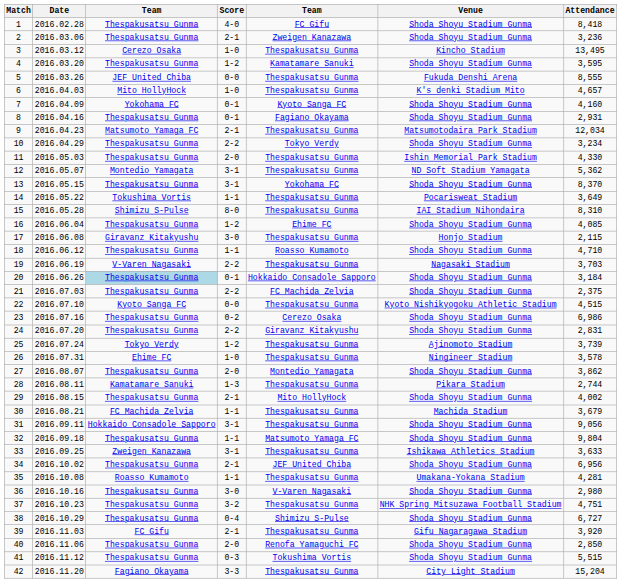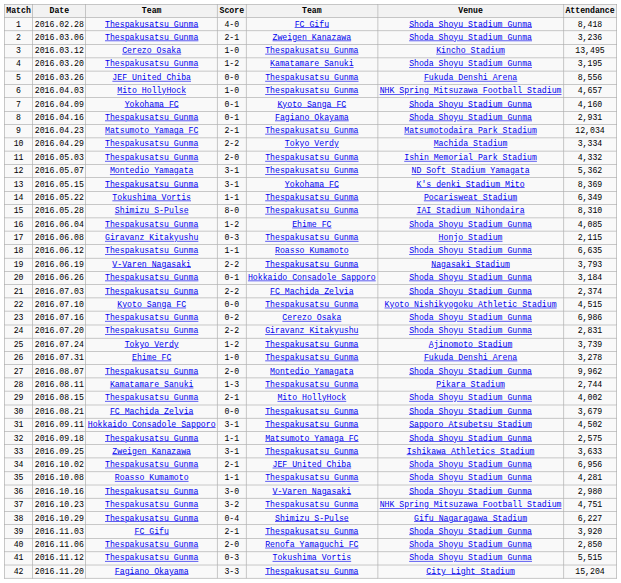(590, 64) 3,595 -> (590, 64) 3,195
(590, 78) 8,555 -> (590, 78) 8,556
(471, 91) K's denki Stadium Mito -> (471, 91) NHK Spring Mitsuzawa Football Stadium
(471, 144) Shoda Shoyu Stadium Gunma -> (471, 144) Machida Stadium
(590, 144) 3,234 -> (590, 144) 3,334
(590, 158) 4,330 -> (590, 158) 4,332
(471, 185) Shoda Shoyu Stadium Gunma -> (471, 185) K's denki Stadium Mito
(590, 185) 8,370 -> (590, 185) 8,369
(590, 198) 3,649 -> (590, 198) 6,349
(232, 238) 3-0 -> (232, 238) 0-3
(590, 251) 4,710 -> (590, 251) 6,635
(590, 265) 3,703 -> (590, 265) 3,793
(152, 278) lightblue background -> (152, 278) no background
(590, 291) 2,375 -> (590, 291) 2,374
(471, 358) Ningineer Stadium -> (471, 358) Fukuda Denshi Arena
(590, 358) 3,578 -> (590, 358) 3,278
(590, 371) 3,862 -> (590, 371) 9,962
(232, 411) 1-1 -> (232, 411) 0-0
(471, 411) Machida Stadium -> (471, 411) Shoda Shoyu Stadium Gunma
(471, 425) Shoda Shoyu Stadium Gunma -> (471, 425) Sapporo Atsubetsu Stadium
(590, 425) 9,056 -> (590, 425) 4,502
(590, 438) 9,804 -> (590, 438) 2,575
(471, 478) Umakana-Yokana Stadium -> (471, 478) Shoda Shoyu Stadium Gunma
(471, 518) Shoda Shoyu Stadium Gunma -> (471, 518) Gifu Nagaragawa Stadium
(590, 518) 6,727 -> (590, 518) 6,227
(471, 532) Gifu Nagaragawa Stadium -> (471, 532) Shoda Shoyu Stadium Gunma
